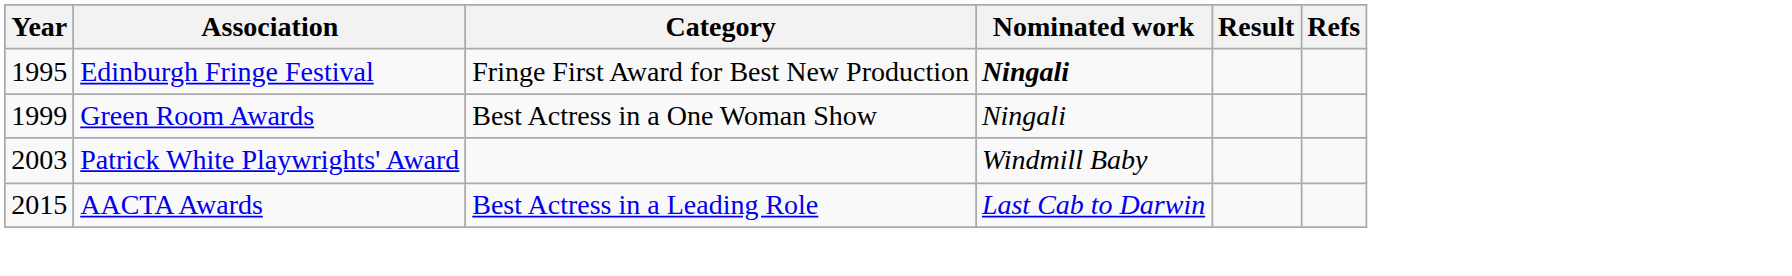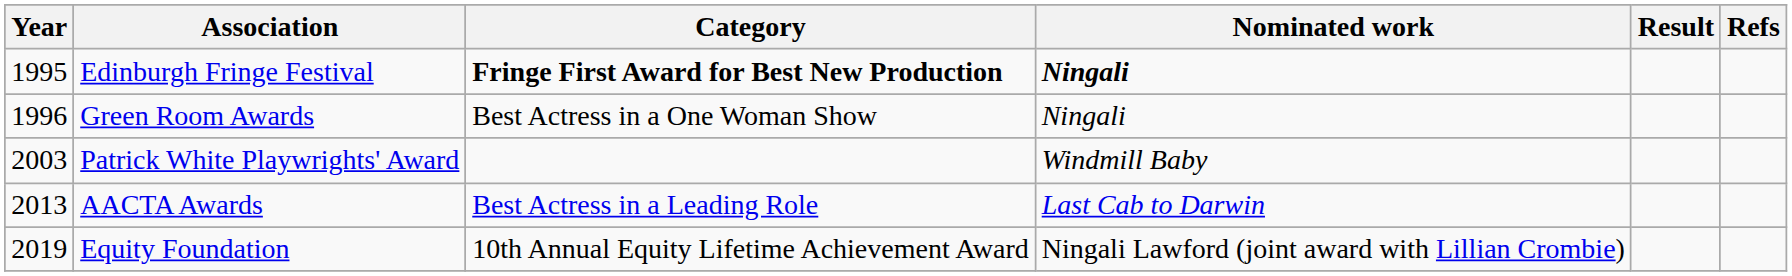(721, 71) normal -> (737, 71) bold
(39, 115) 1999 -> (39, 115) 1996
(39, 204) 2015 -> (39, 204) 2013
+ row: (185, 248)
